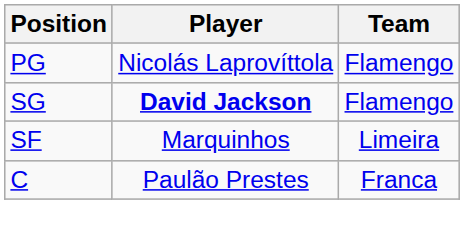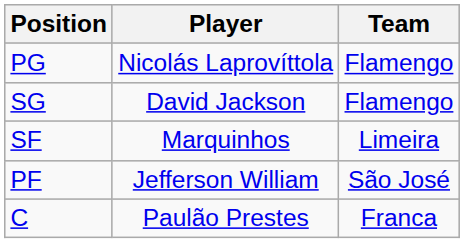(226, 101) bold -> (226, 101) normal
+ row: (26, 179)
